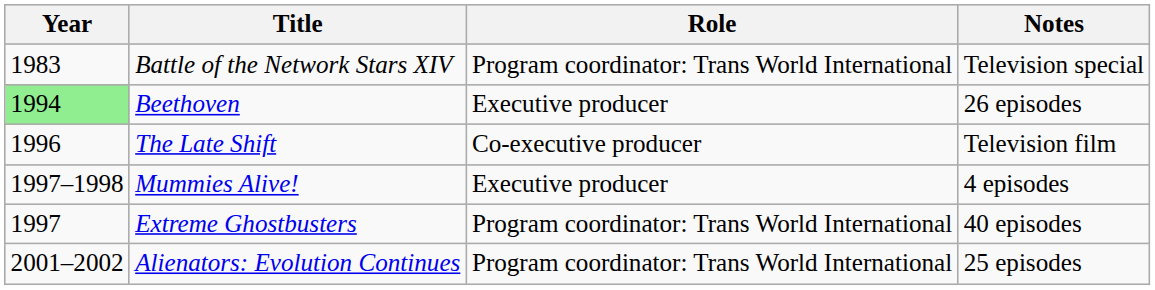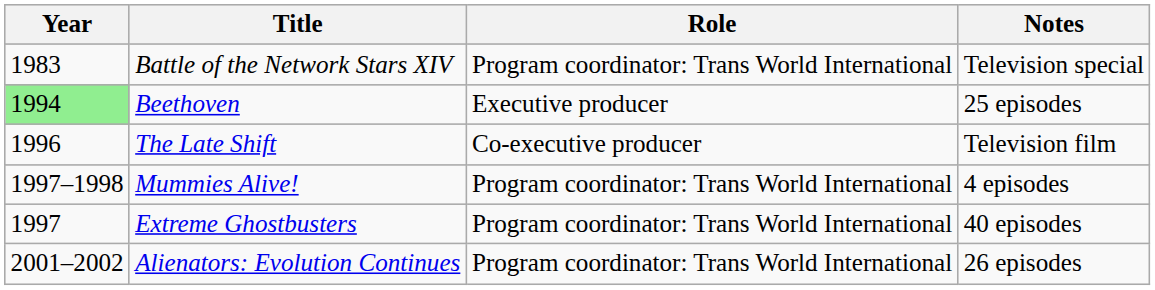(1023, 104) 26 episodes -> (1023, 104) 25 episodes
(570, 183) Executive producer -> (712, 183) Program coordinator: Trans World International
(1023, 263) 25 episodes -> (1023, 263) 26 episodes
